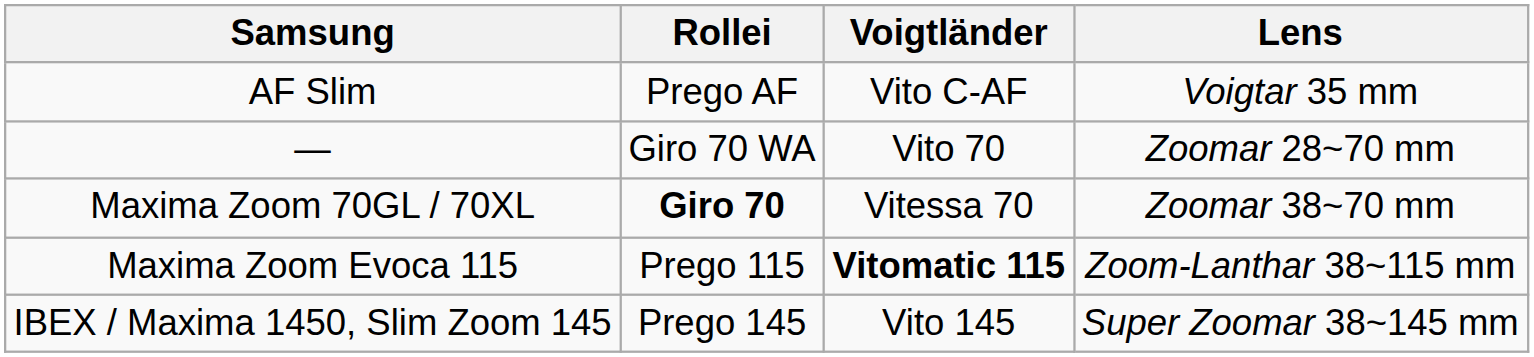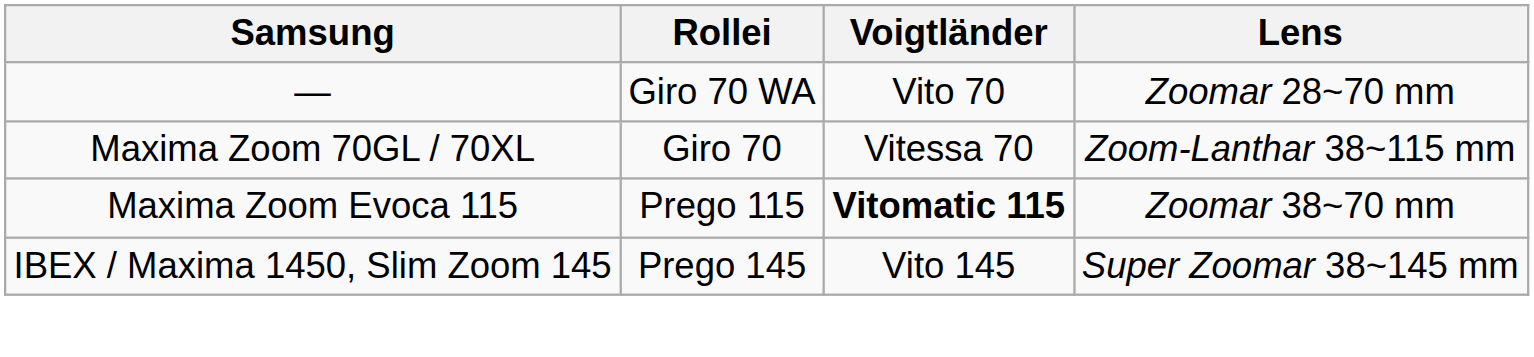- row: (313, 91)
(722, 206) bold -> (722, 149) normal
(1300, 206) Zoomar 38~70 mm -> (1300, 149) Zoom-Lanthar 38~115 mm
(1300, 264) Zoom-Lanthar 38~115 mm -> (1300, 206) Zoomar 38~70 mm
